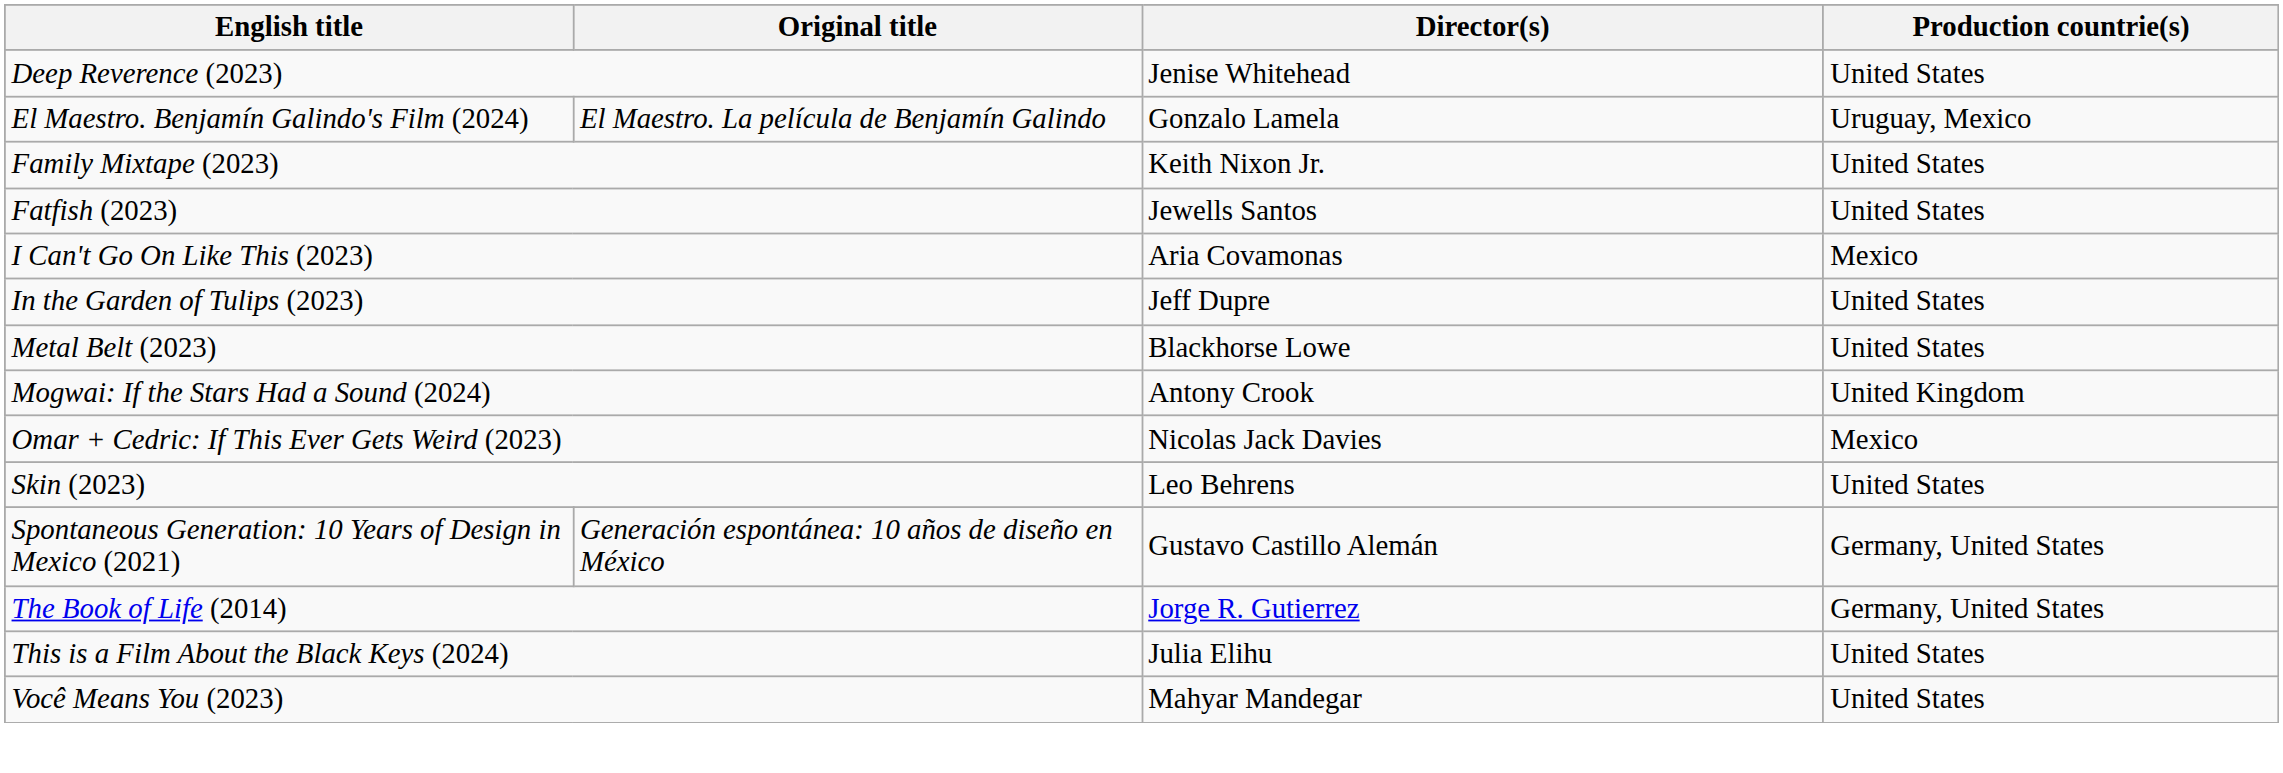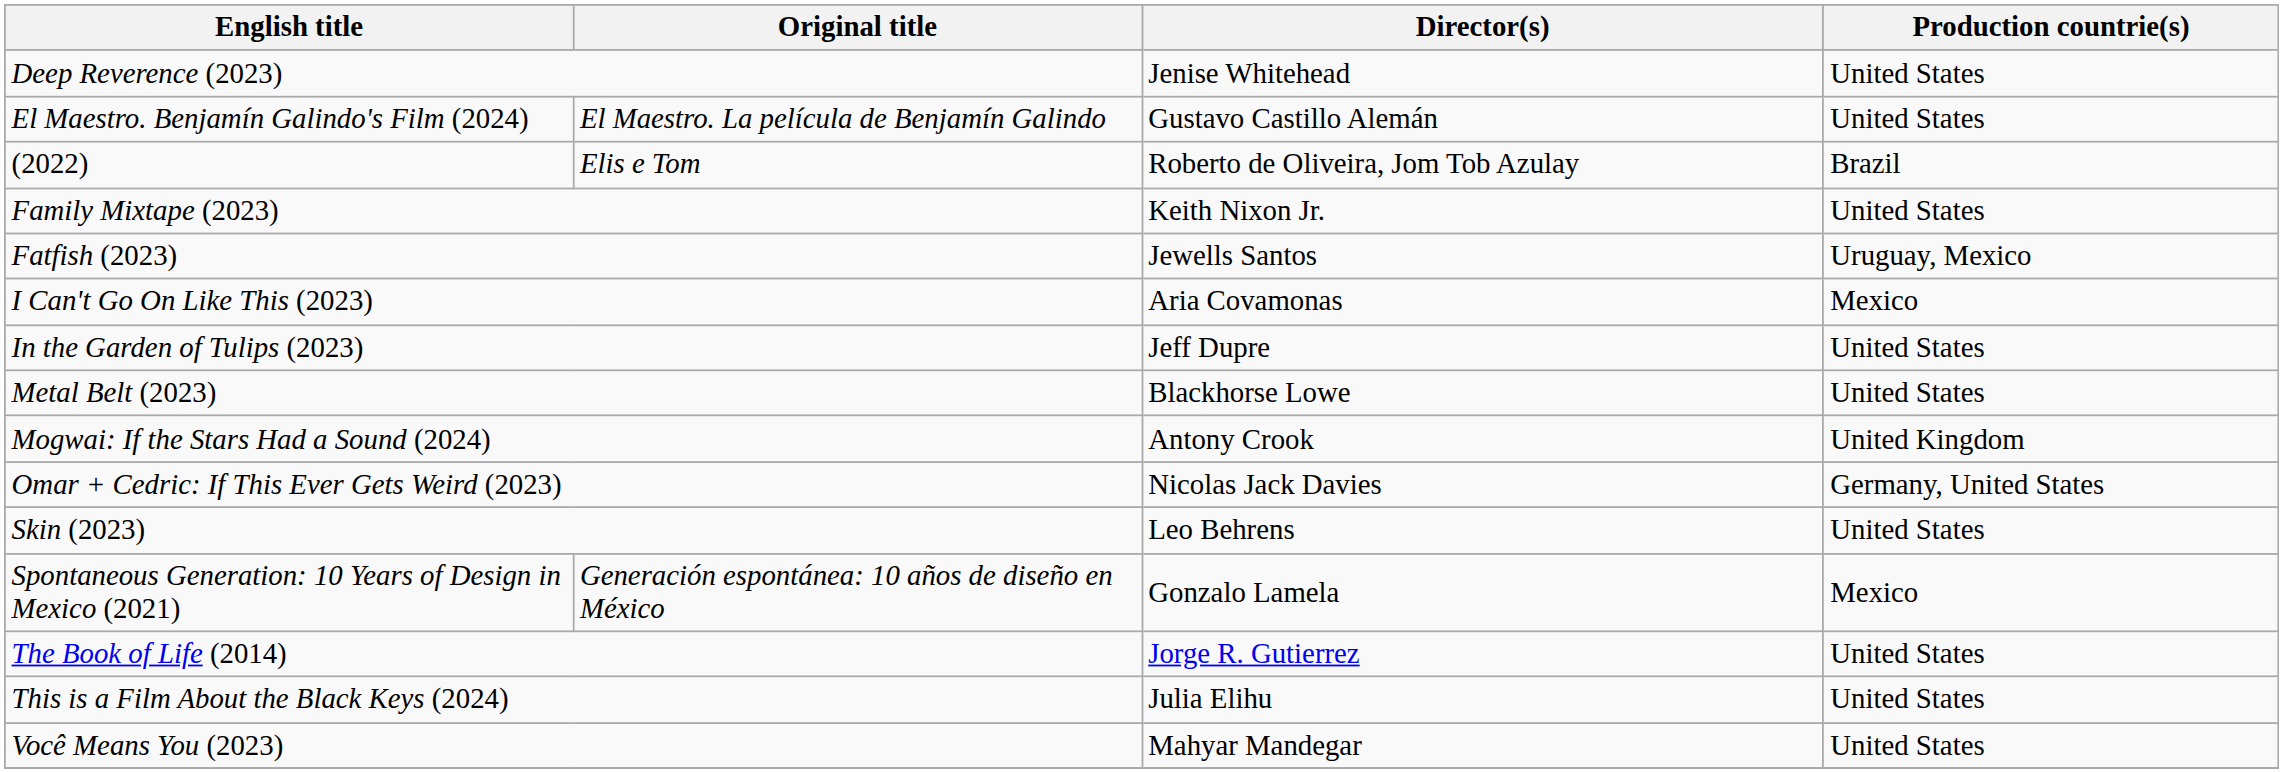(1244, 118) Gonzalo Lamela -> (1293, 118) Gustavo Castillo Alemán
(1931, 118) Uruguay, Mexico -> (1907, 118) United States
+ row: (50, 164)
(1907, 210) United States -> (1931, 255) Uruguay, Mexico
(1874, 438) Mexico -> (1967, 484) Germany, United States
(1293, 545) Gustavo Castillo Alemán -> (1244, 591) Gonzalo Lamela
(1967, 545) Germany, United States -> (1874, 591) Mexico
(1967, 607) Germany, United States -> (1907, 653) United States
